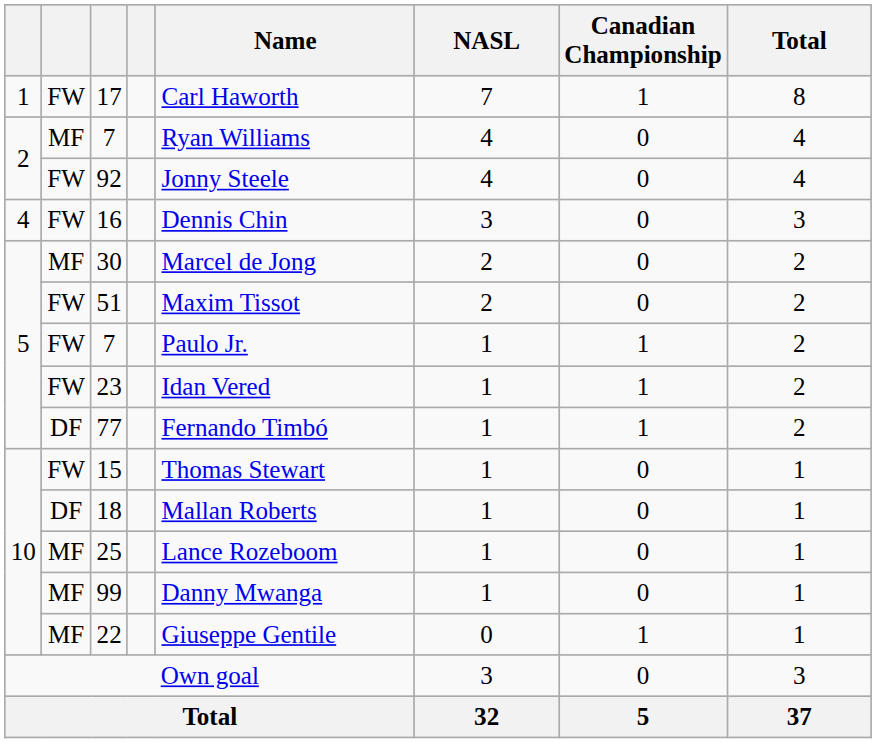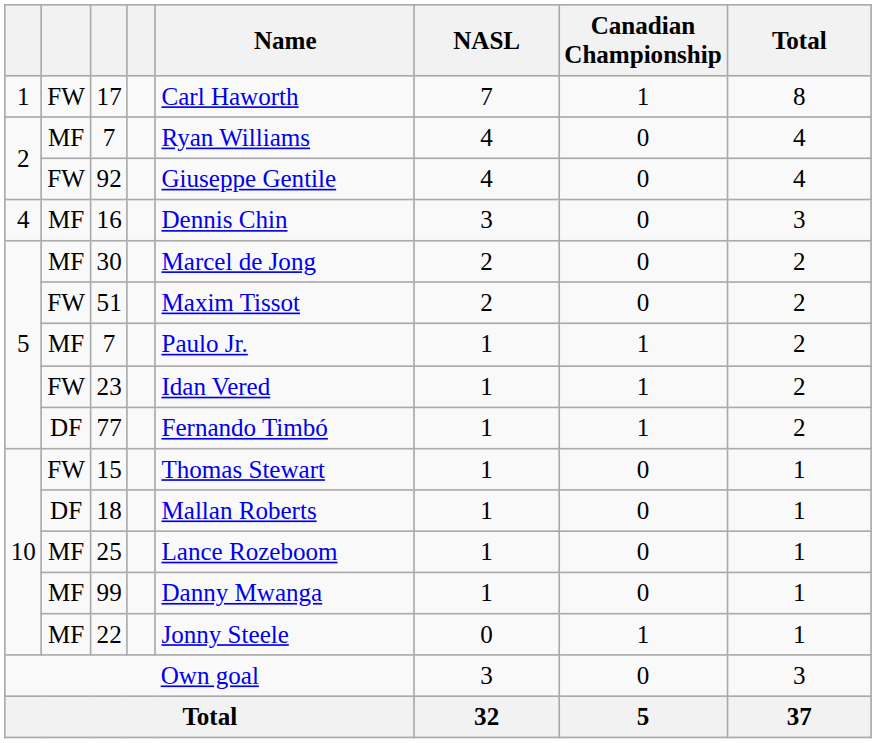(225, 179) Jonny Steele -> (249, 179) Giuseppe Gentile
(66, 220) FW -> (66, 220) MF
(66, 344) FW -> (66, 344) MF
(249, 634) Giuseppe Gentile -> (225, 634) Jonny Steele
